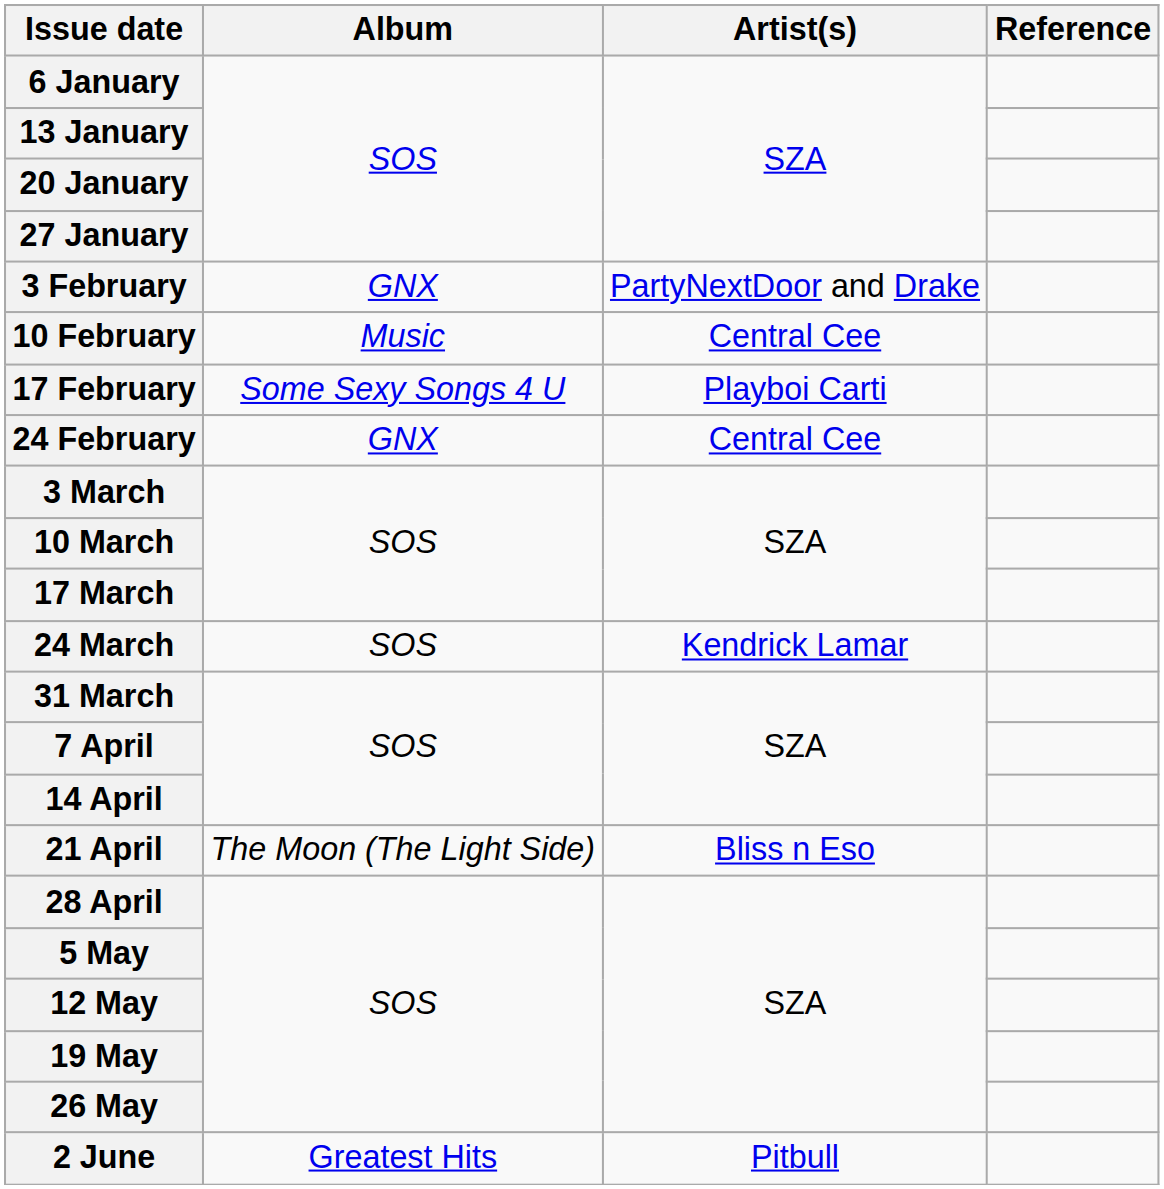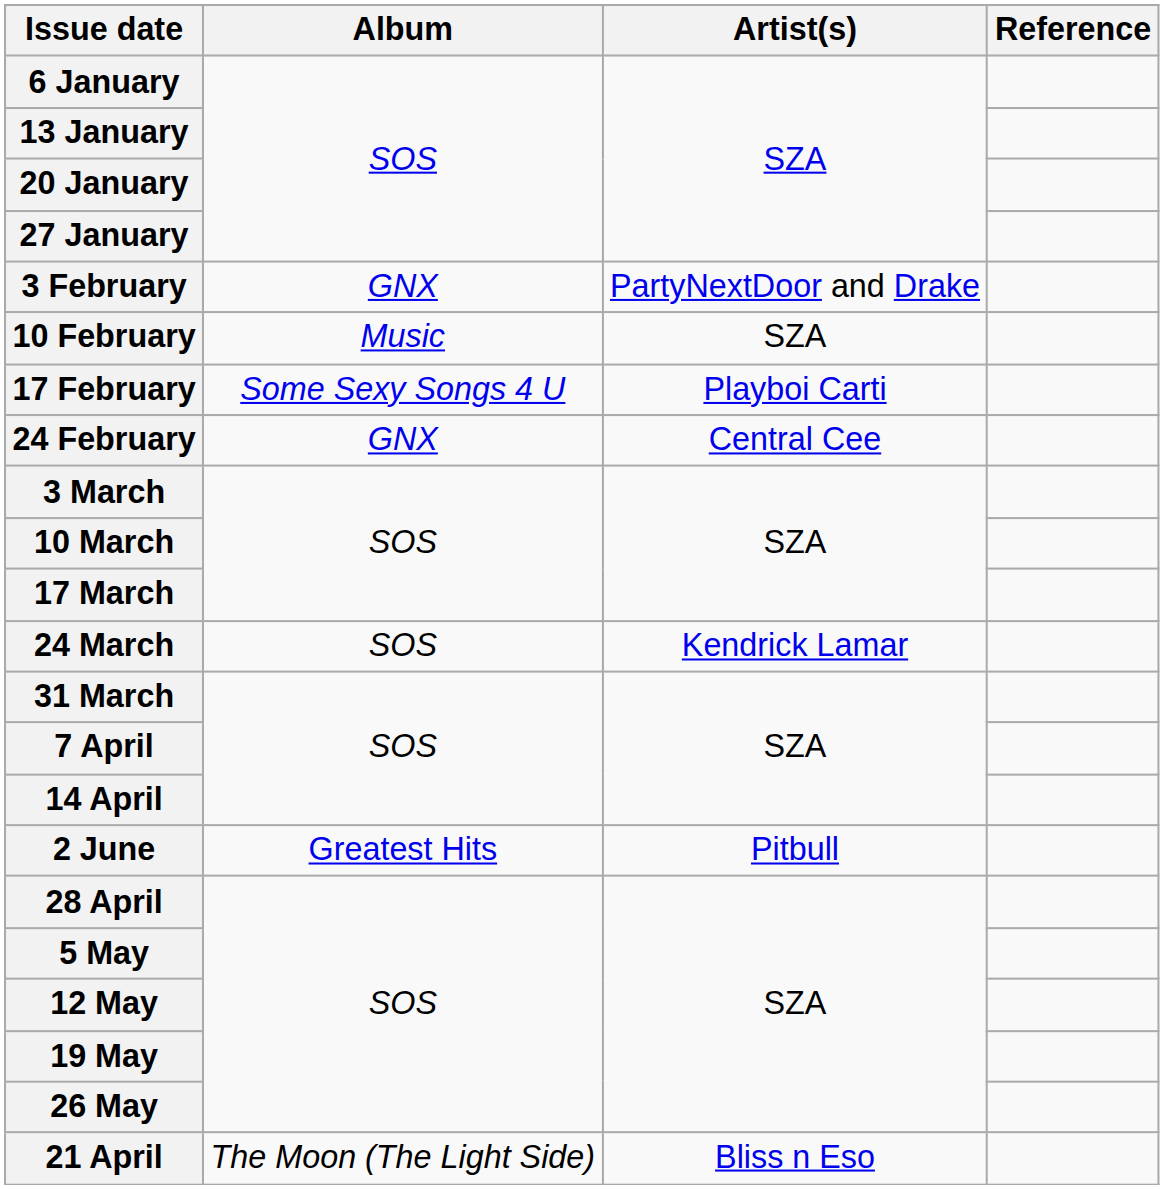(795, 337) Central Cee -> (795, 337) SZA
rows swapped: (104, 850) <-> (104, 1157)
